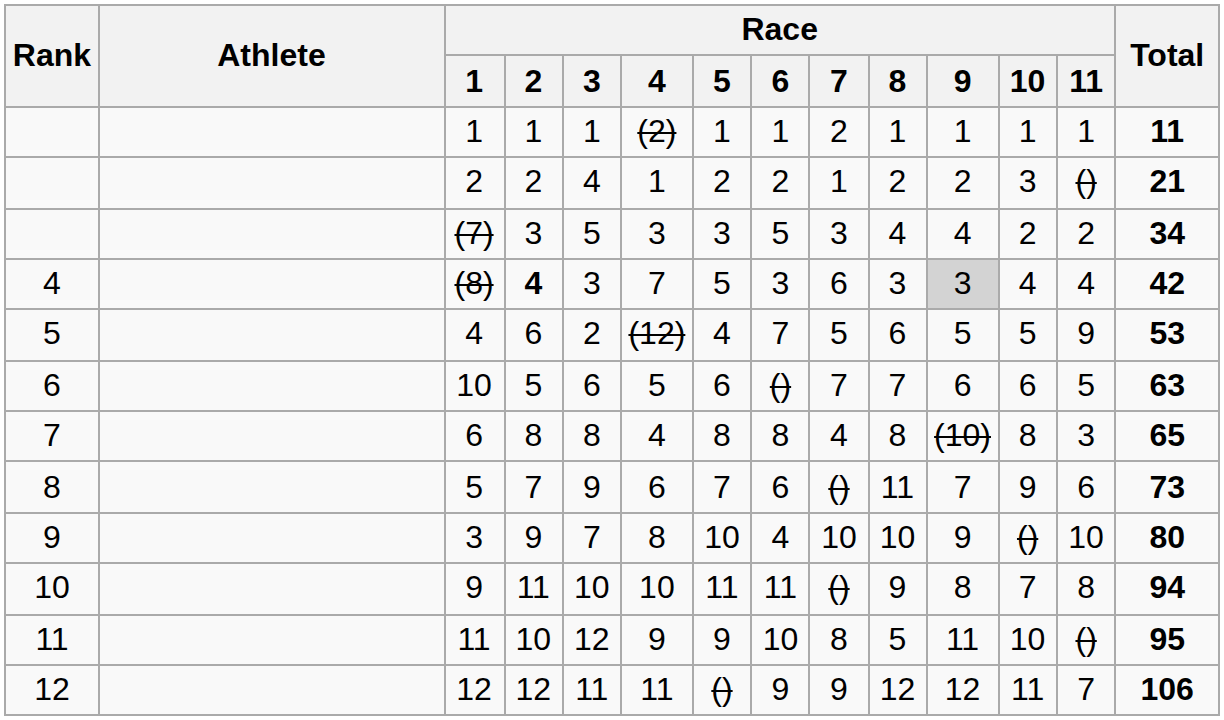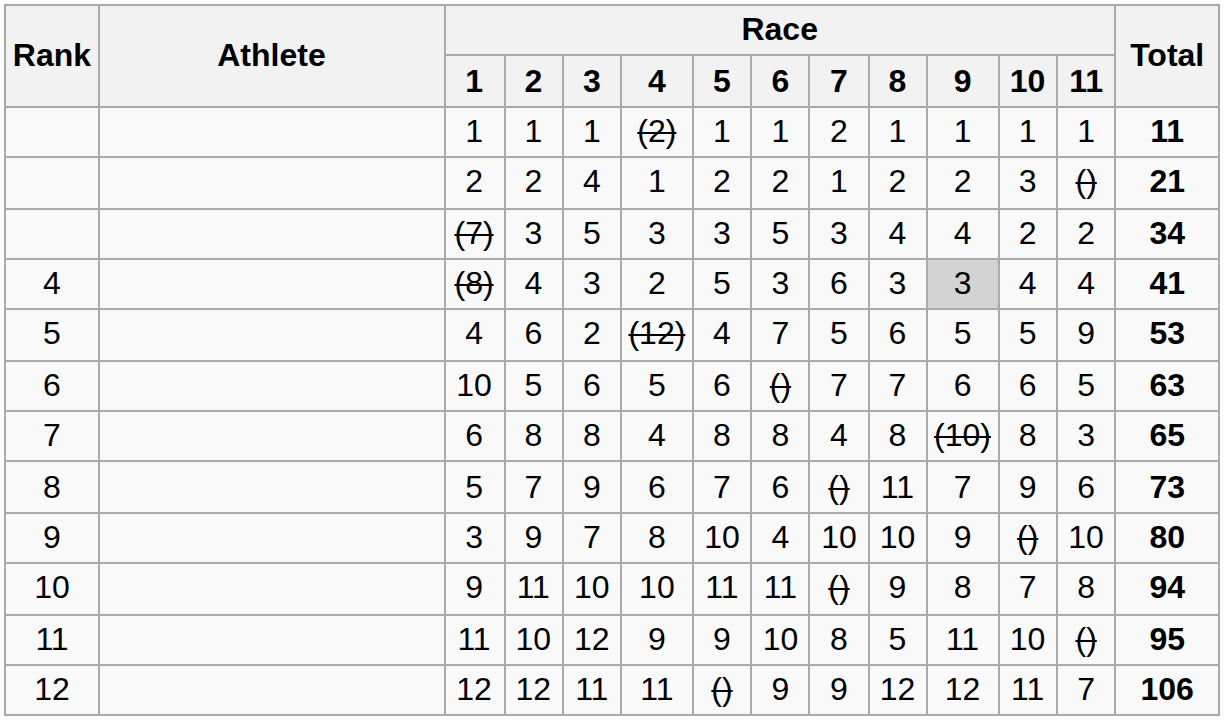(533, 283) bold -> (533, 283) normal
(657, 283) 7 -> (657, 283) 2
(1167, 283) 42 -> (1167, 283) 41
